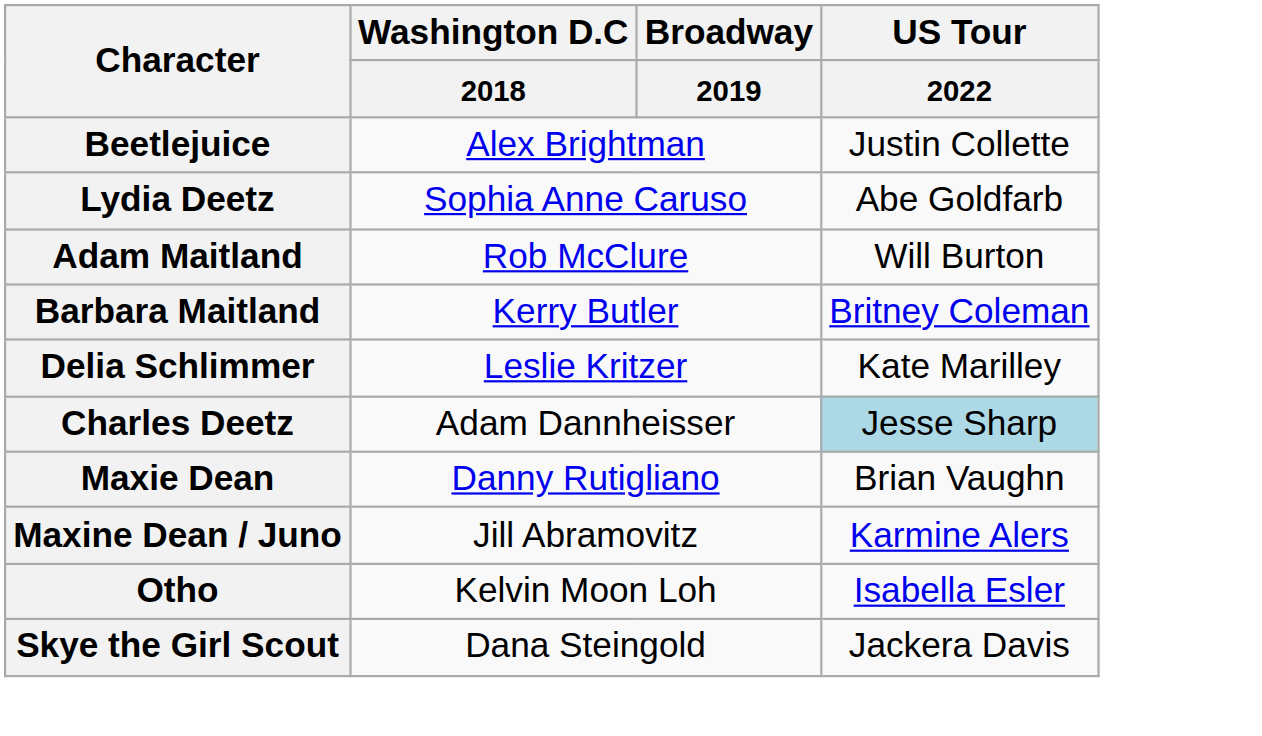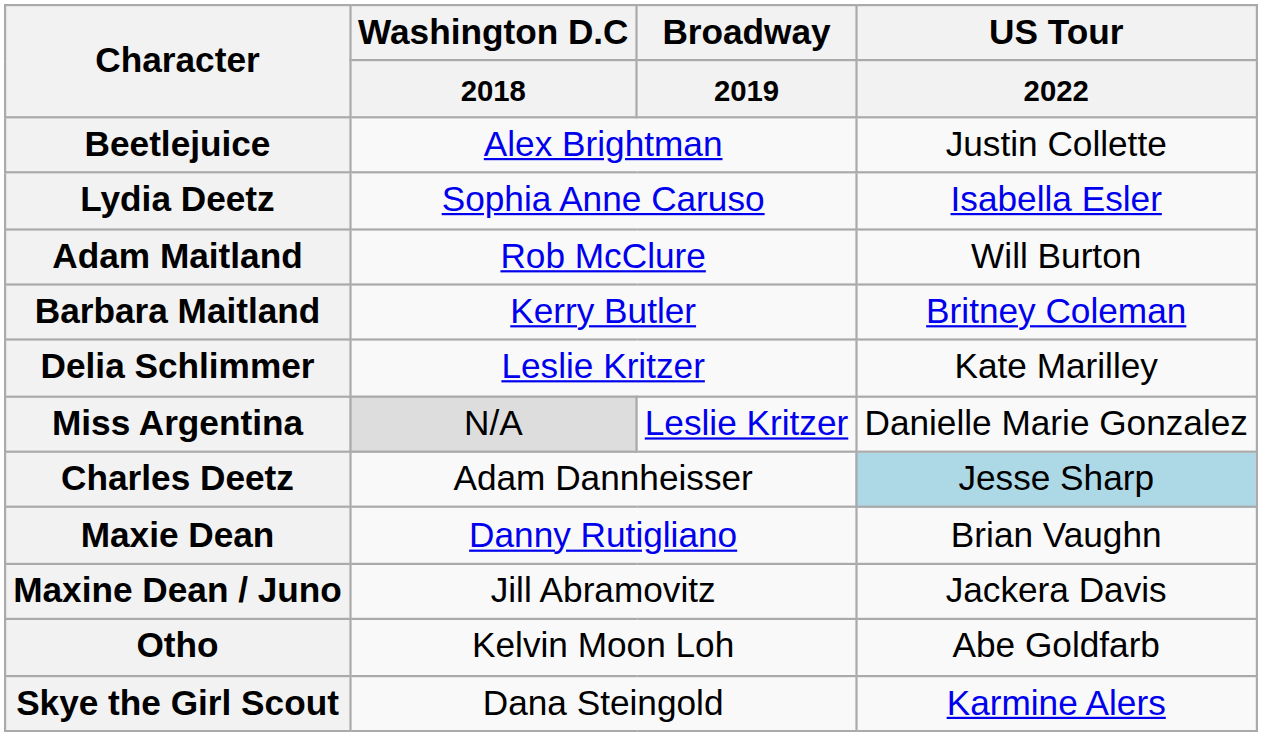(959, 199) Abe Goldfarb -> (1056, 199) Isabella Esler
+ row: (178, 423)
(959, 534) Karmine Alers -> (1056, 590) Jackera Davis
(959, 590) Isabella Esler -> (1056, 646) Abe Goldfarb
(959, 646) Jackera Davis -> (1056, 702) Karmine Alers
